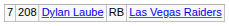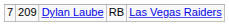(27, 13) 208 -> (27, 13) 209
